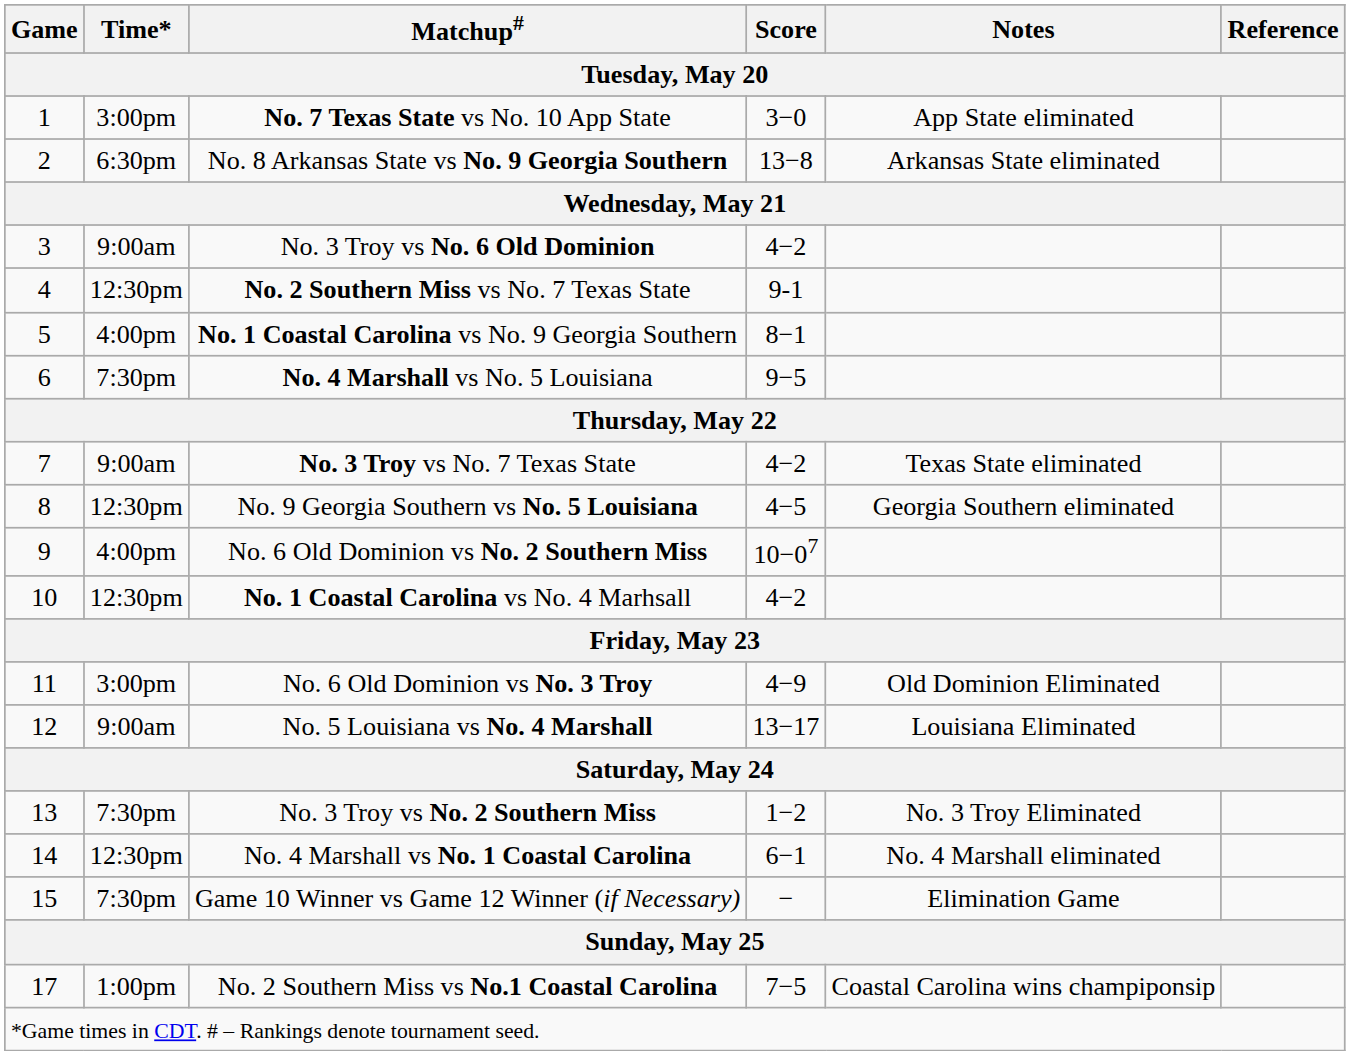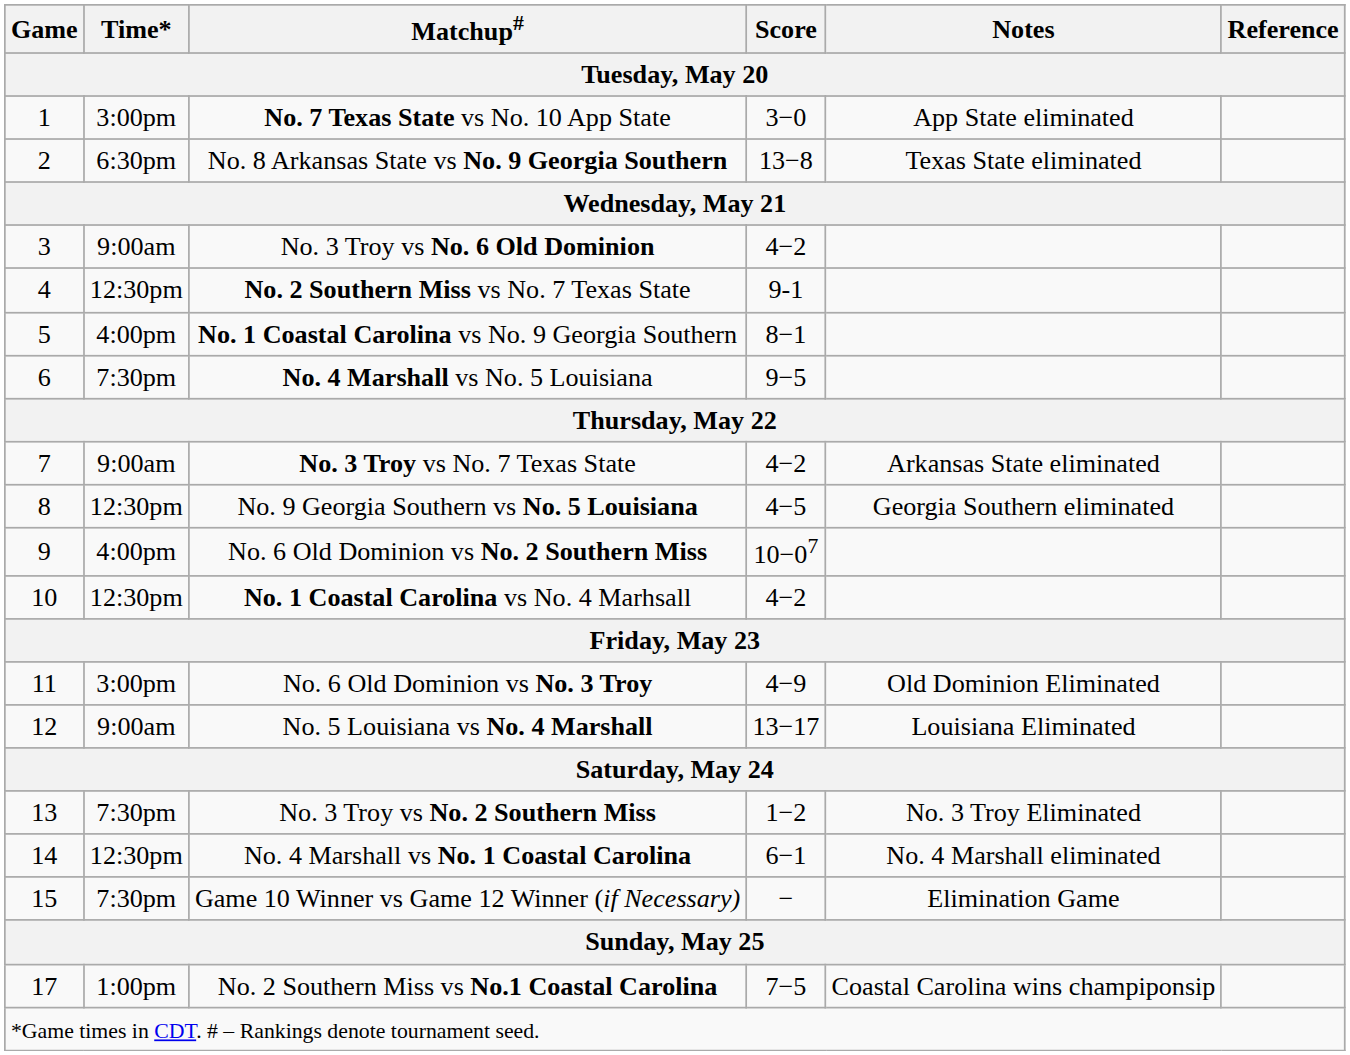(1023, 160) Arkansas State eliminated -> (1023, 160) Texas State eliminated
(1023, 462) Texas State eliminated -> (1023, 462) Arkansas State eliminated
